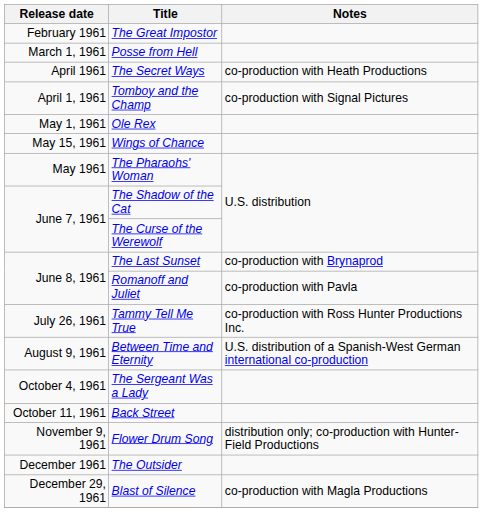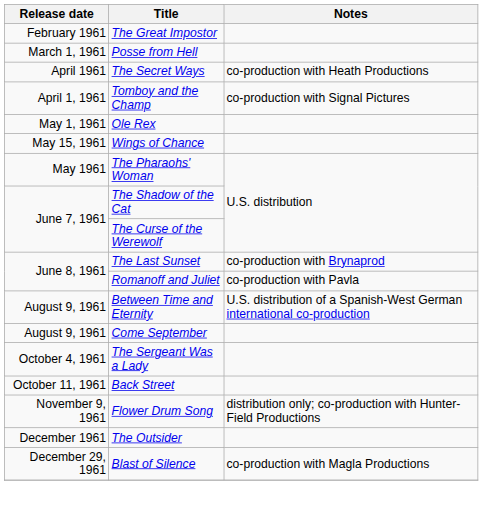- row: (152, 320)
+ row: (159, 333)
